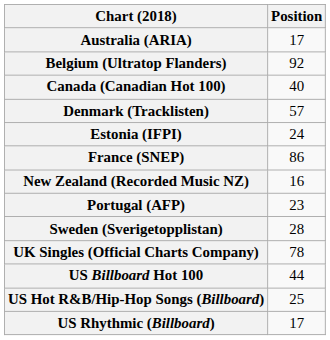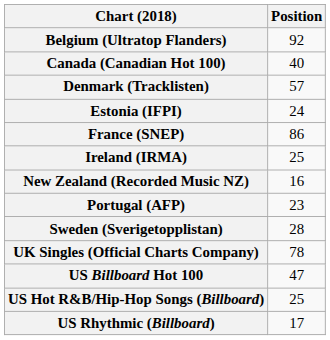- row: (136, 39)
+ row: (136, 157)
(297, 275) 44 -> (297, 275) 47
